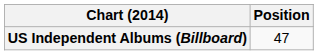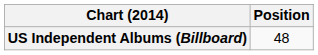(282, 38) 47 -> (282, 38) 48
